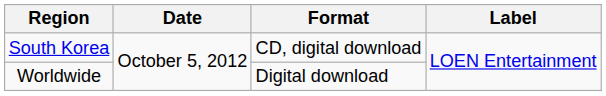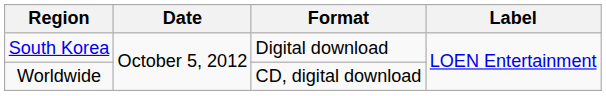(338, 47) CD, digital download -> (322, 47) Digital download
(322, 76) Digital download -> (338, 76) CD, digital download
